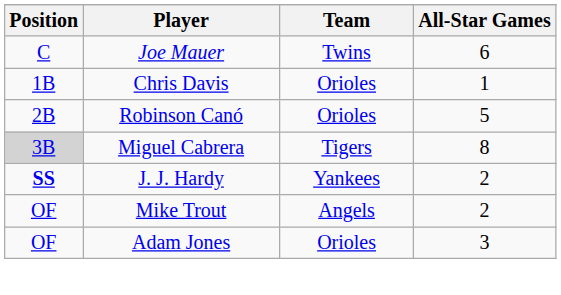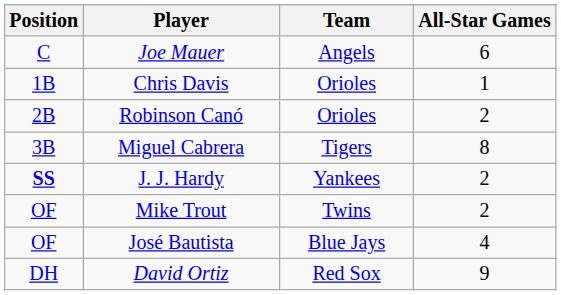(347, 52) Twins -> (347, 52) Angels
(484, 115) 5 -> (484, 115) 2
(44, 147) lightgrey background -> (44, 147) no background
(347, 210) Angels -> (347, 210) Twins
- row: (181, 242)
+ row: (181, 242)
+ row: (181, 274)
